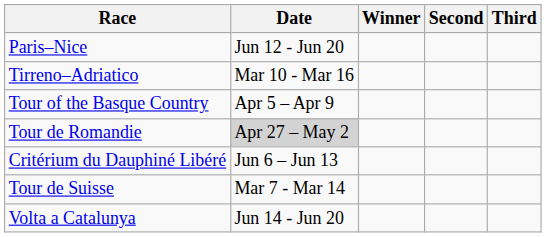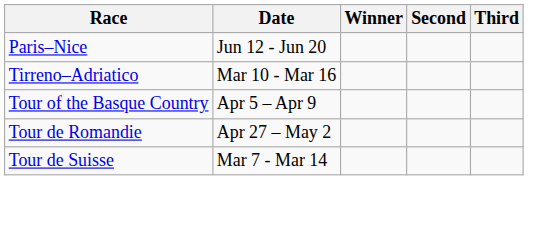(292, 132) lightgrey background -> (274, 132) no background
- row: (117, 160)
- row: (72, 217)
